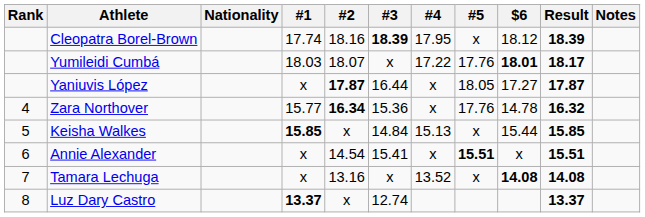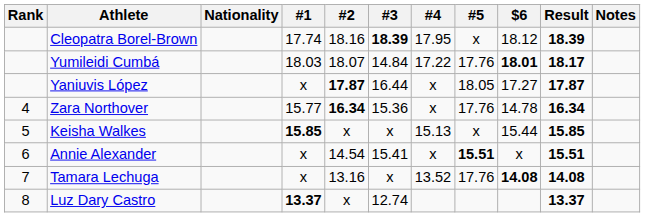(390, 62) x -> (390, 62) 14.84
(566, 108) 16.32 -> (566, 108) 16.34
(390, 131) 14.84 -> (390, 131) x
(476, 177) x -> (476, 177) 17.76
